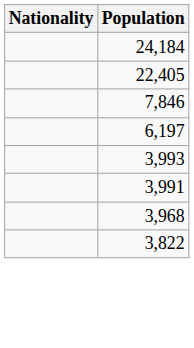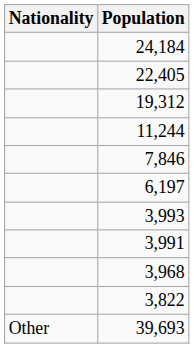+ row: (160, 103)
+ row: (161, 131)
+ row: (160, 328)
